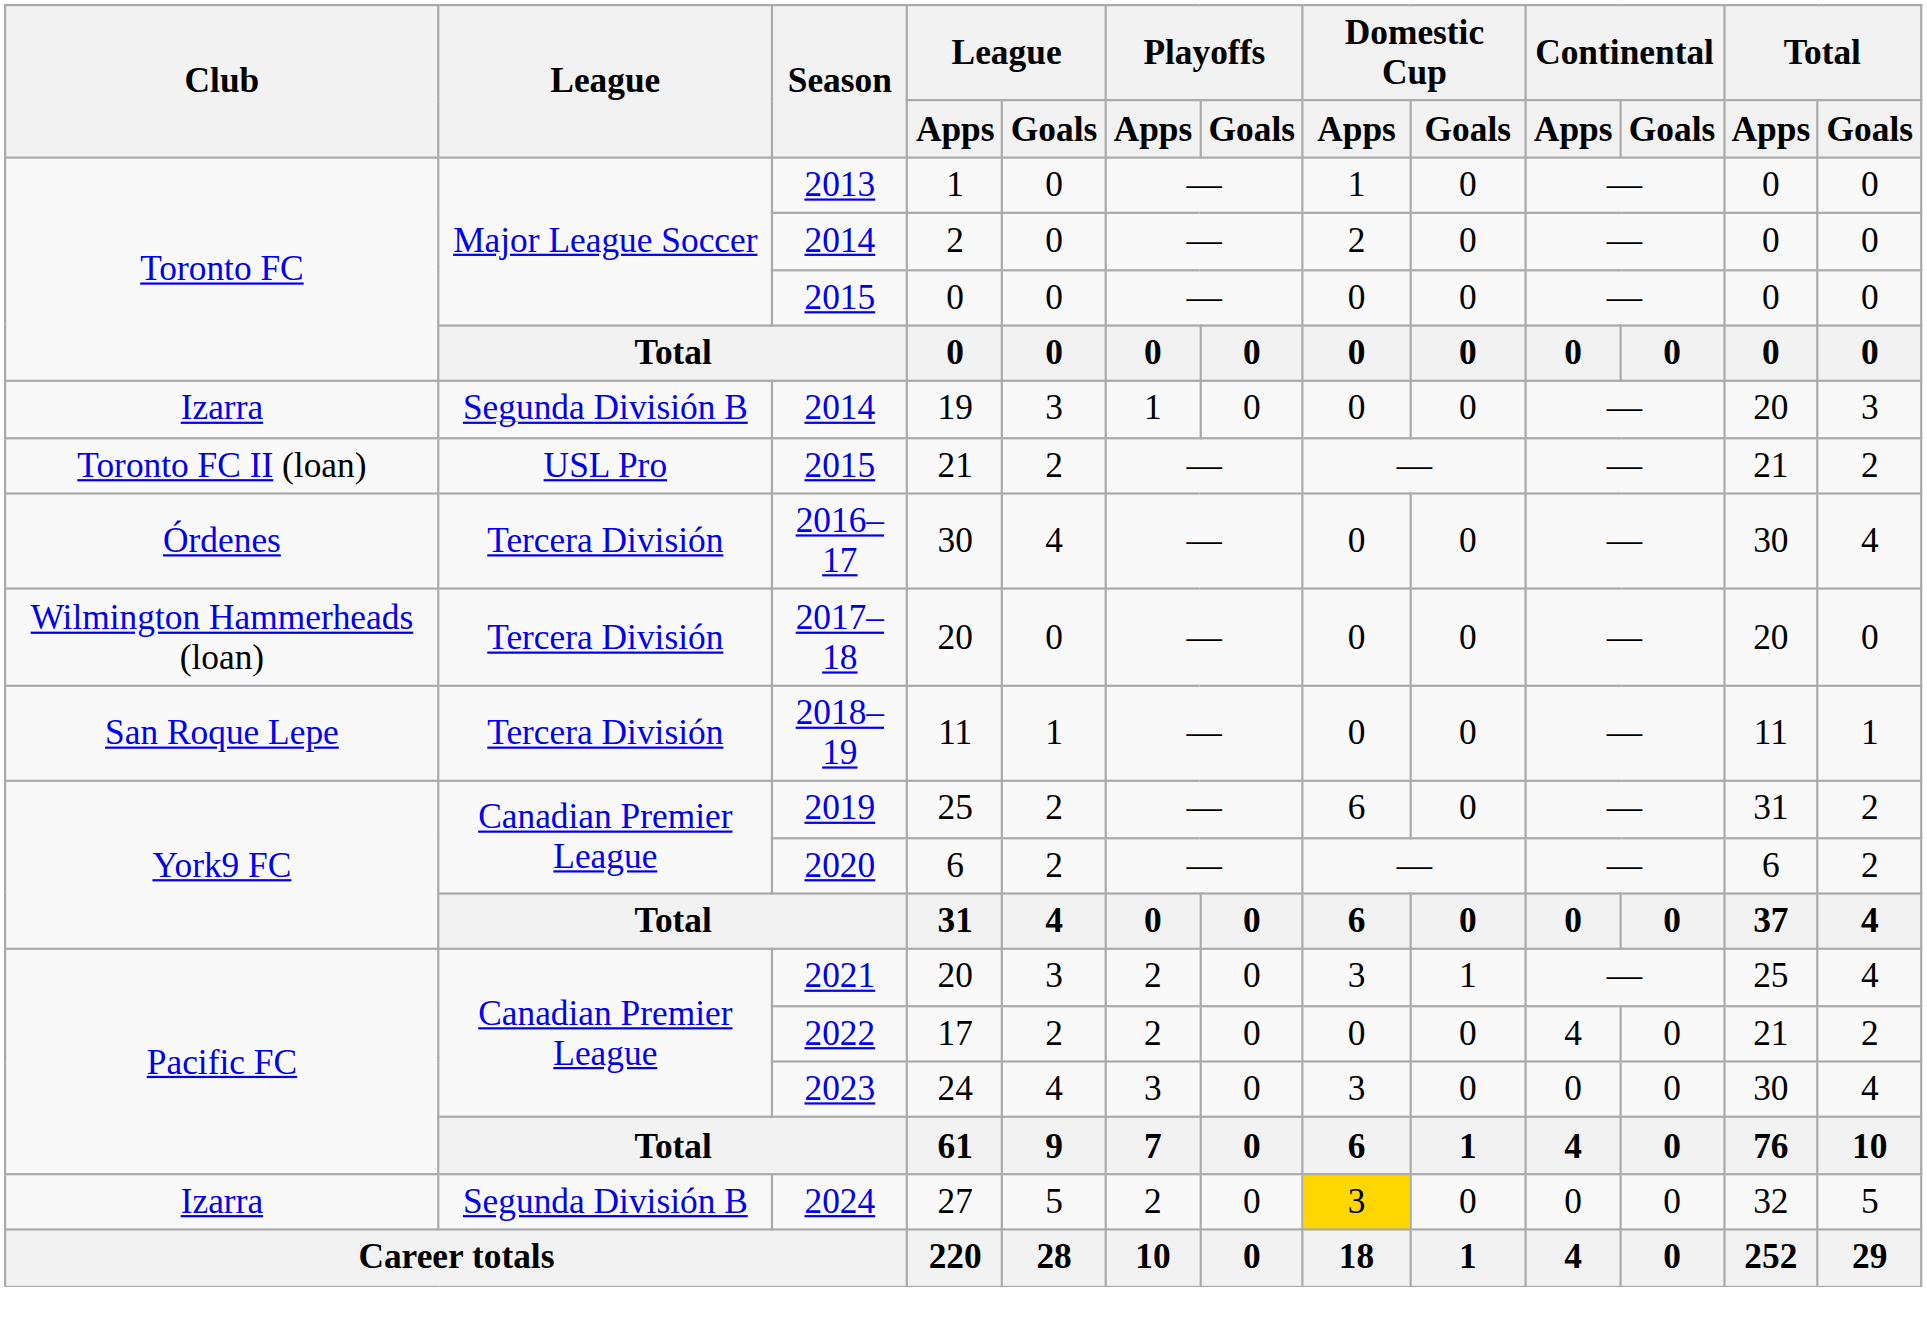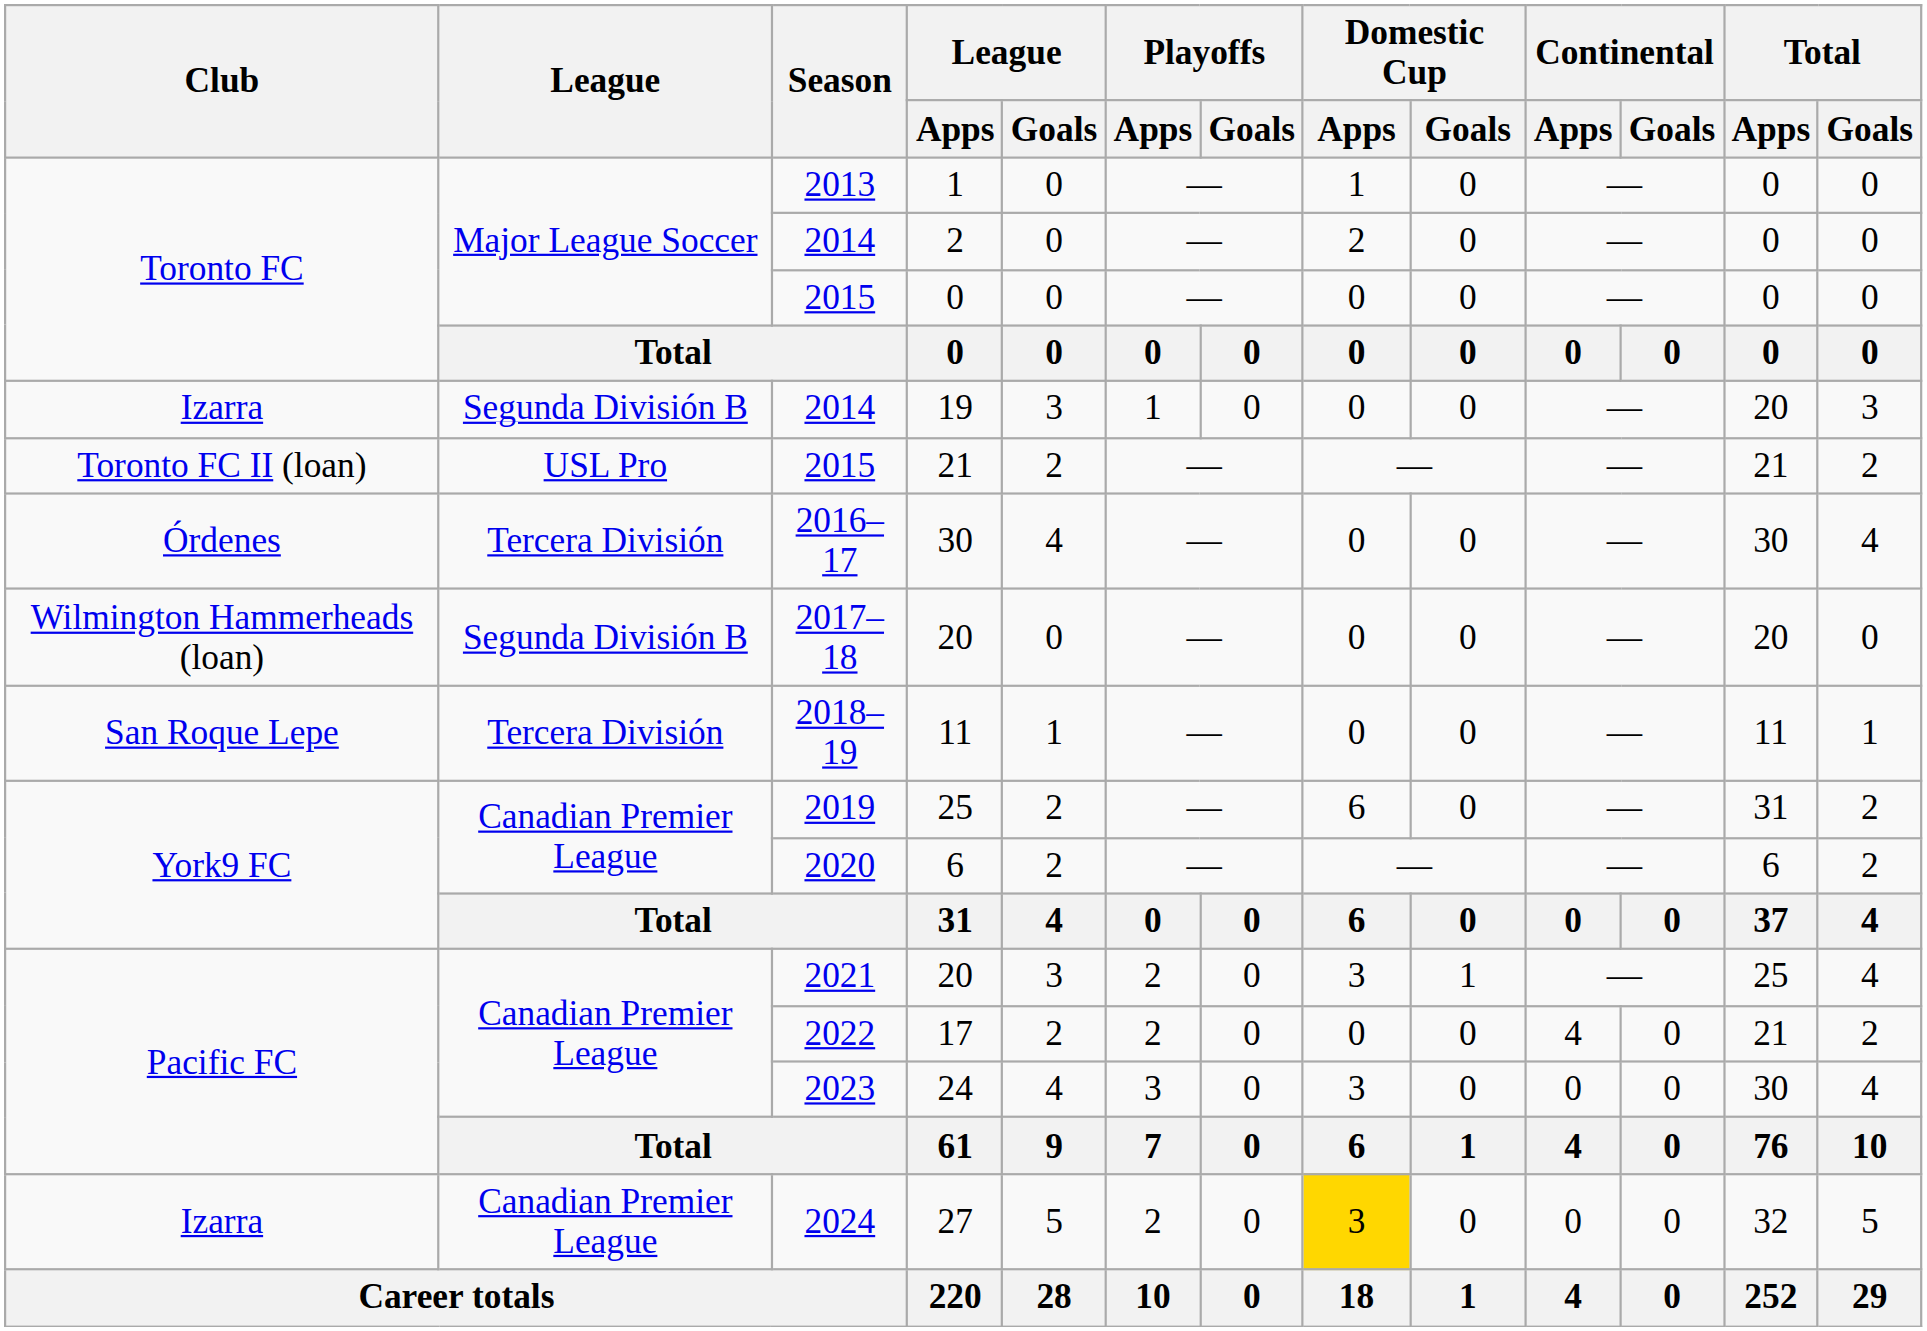(605, 636) Tercera División -> (605, 636) Segunda División B
(605, 1201) Segunda División B -> (605, 1220) Canadian Premier League
